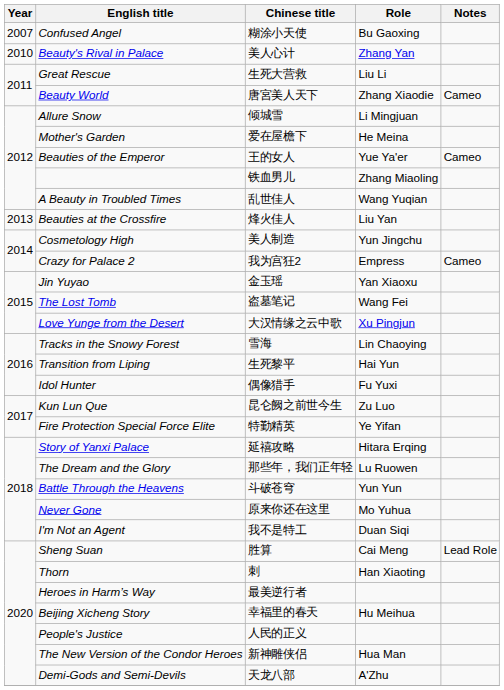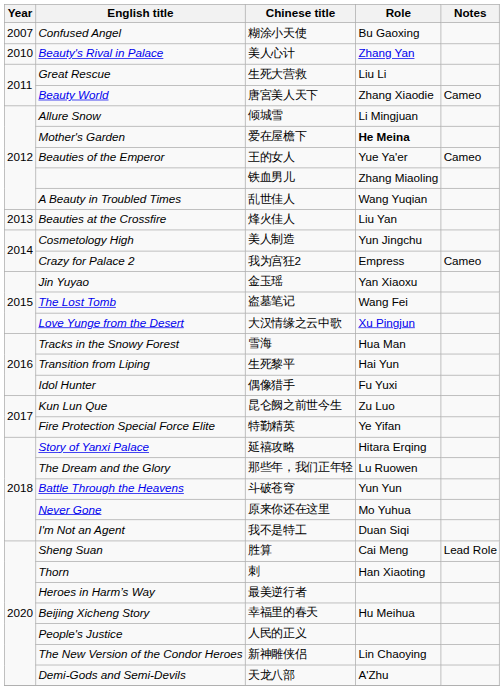(383, 136) normal -> (384, 136) bold
(392, 344) Lin Chaoying -> (382, 344) Hua Man
(382, 654) Hua Man -> (392, 654) Lin Chaoying
